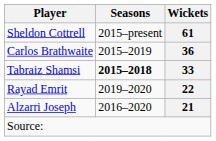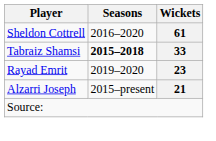(130, 32) 2015–present -> (117, 32) 2016–2020
- row: (50, 51)
(188, 88) 22 -> (180, 70) 23
(125, 107) 2016–2020 -> (122, 88) 2015–present
